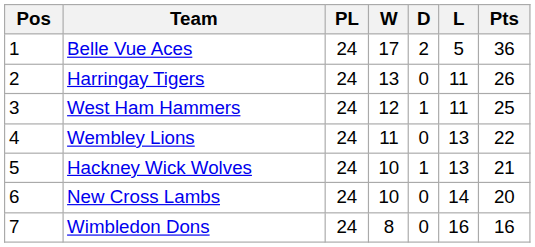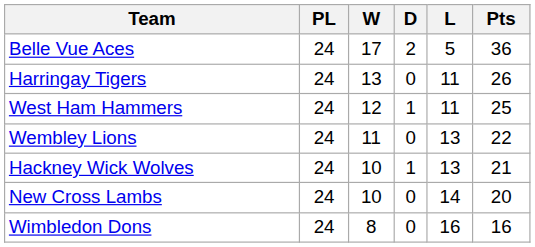- column: (34, 19)
